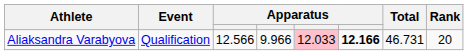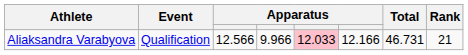(361, 40) bold -> (361, 40) normal
(445, 40) 20 -> (445, 40) 21
